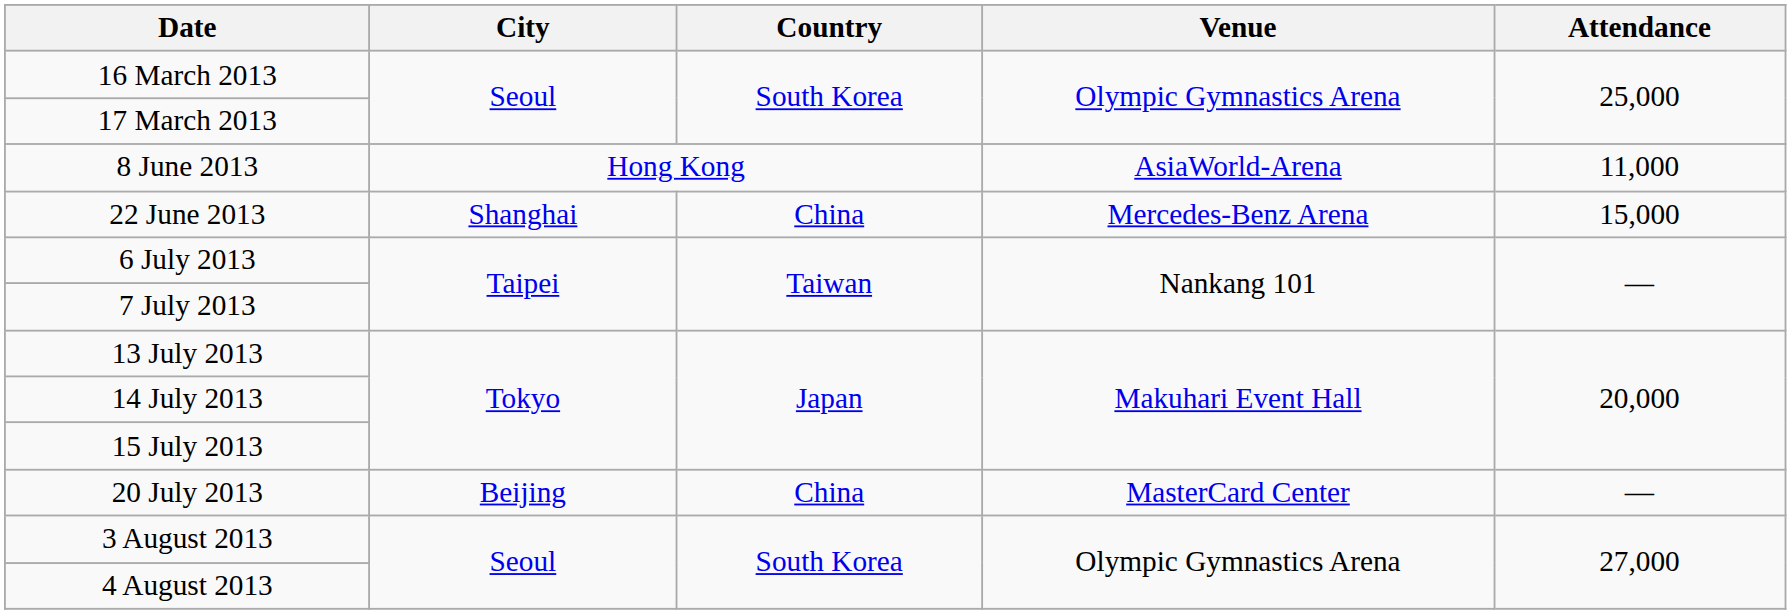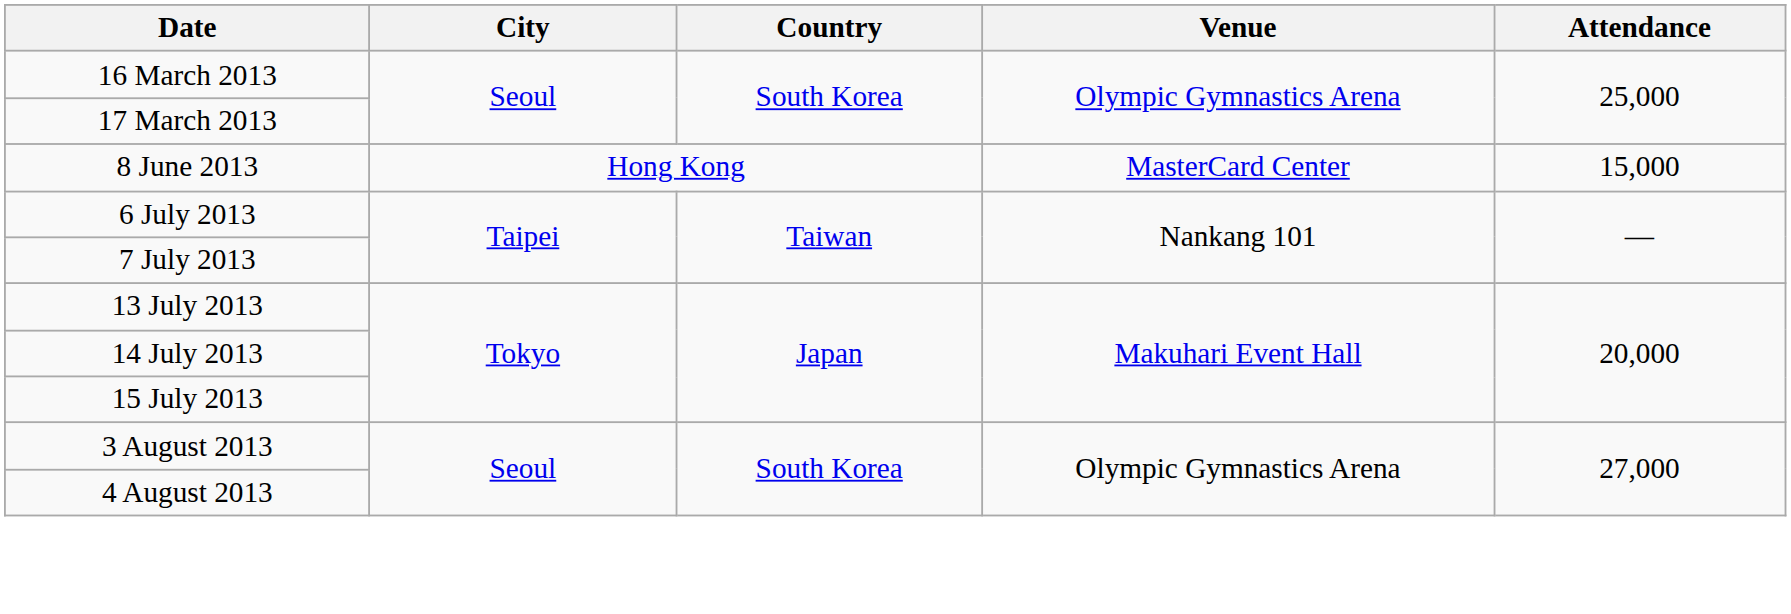(1238, 167) AsiaWorld-Arena -> (1238, 167) MasterCard Center
(1639, 167) 11,000 -> (1639, 167) 15,000
- row: (187, 213)
- row: (187, 492)
